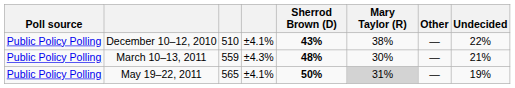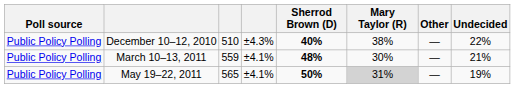(259, 41) ±4.1% -> (259, 41) ±4.3%
(312, 41) 43% -> (312, 41) 40%
(259, 58) ±4.3% -> (259, 58) ±4.1%
